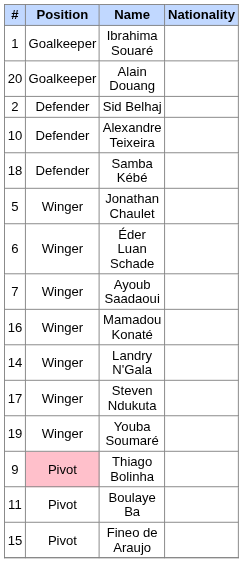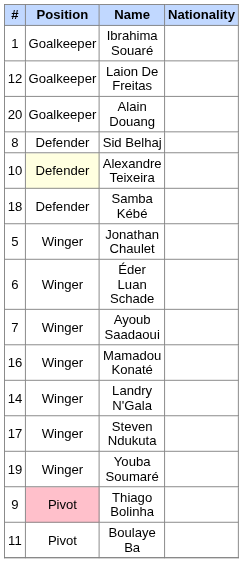+ row: (132, 79)
(15, 107) 2 -> (15, 142) 8
(62, 135) no background -> (62, 171) lightyellow background
- row: (132, 540)
